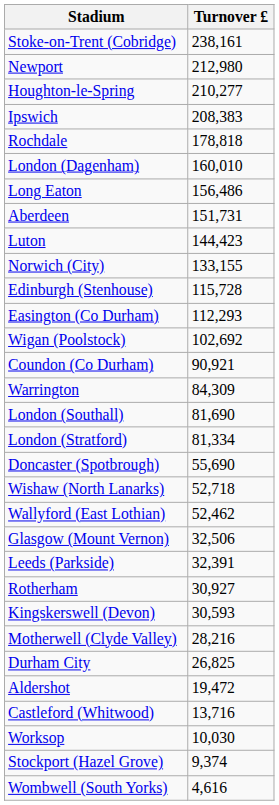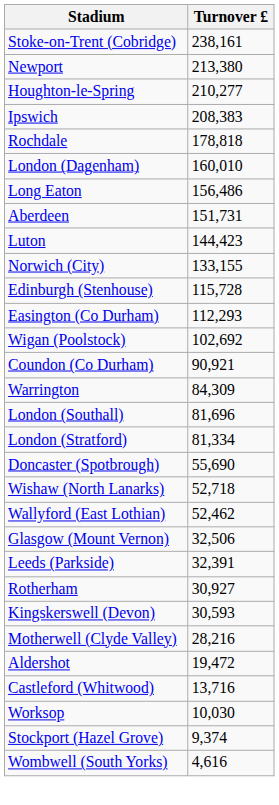(217, 66) 212,980 -> (217, 66) 213,380
(213, 414) 81,690 -> (213, 414) 81,696
- row: (49, 663)
